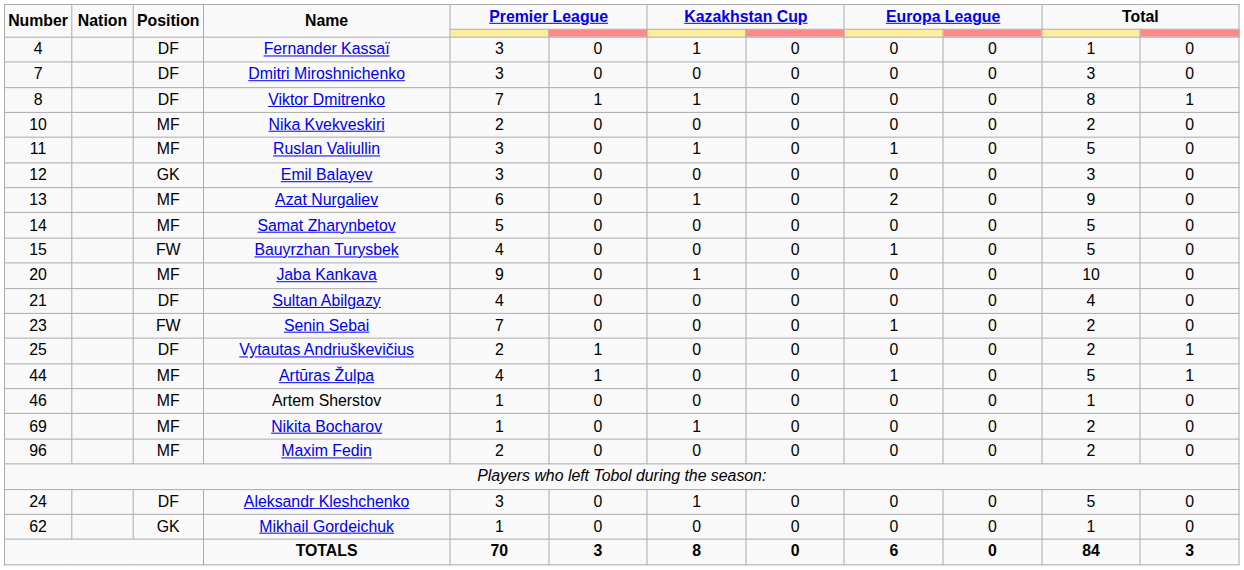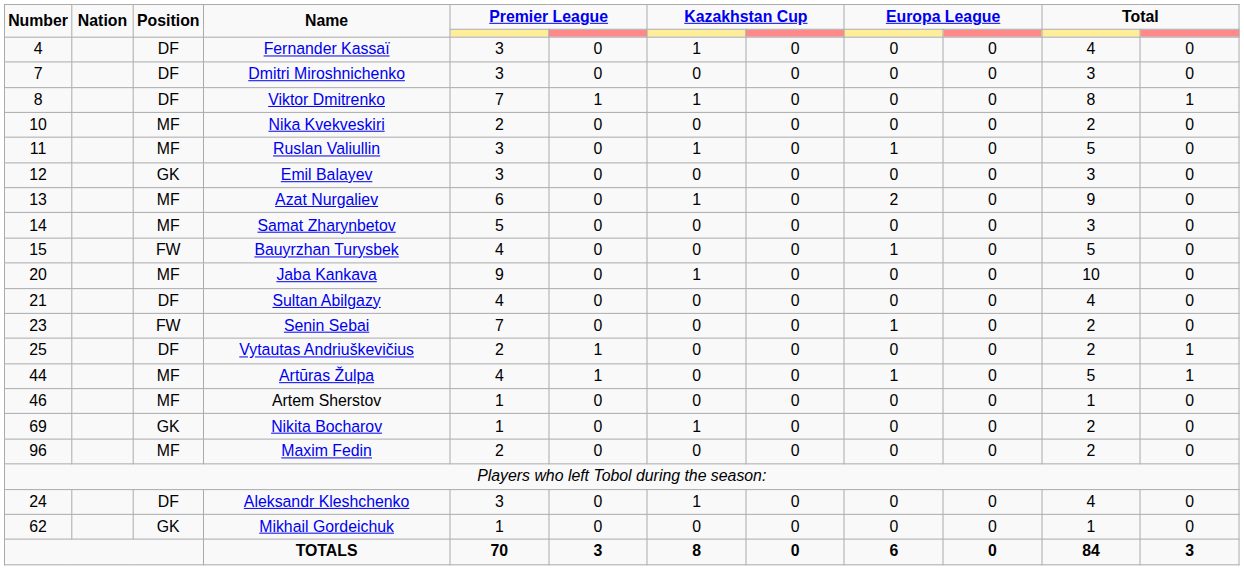(1091, 49) 1 -> (1091, 49) 4
(1091, 225) 5 -> (1091, 225) 3
(168, 426) MF -> (168, 426) GK
(1091, 501) 5 -> (1091, 501) 4
